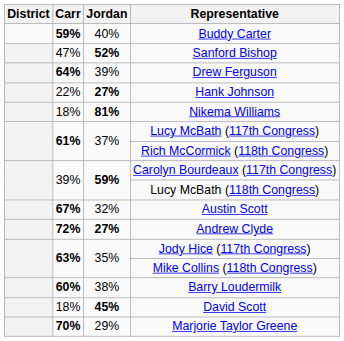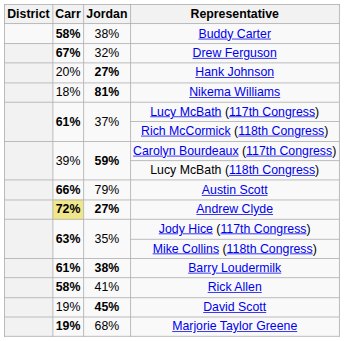(68, 33) 59% -> (68, 33) 58%
(107, 33) 40% -> (107, 33) 38%
- row: (235, 53)
(68, 72) 64% -> (68, 53) 67%
(107, 72) 39% -> (107, 53) 32%
(68, 92) 22% -> (68, 72) 20%
(68, 209) 67% -> (68, 190) 66%
(107, 209) 32% -> (107, 190) 79%
(68, 229) no background -> (68, 209) khaki background
(68, 287) 60% -> (68, 268) 61%
(107, 287) normal -> (107, 268) bold
+ row: (235, 287)
(68, 307) 18% -> (68, 307) 19%
(68, 326) 70% -> (68, 326) 19%
(107, 326) 29% -> (107, 326) 68%
